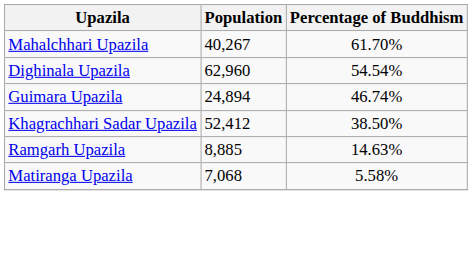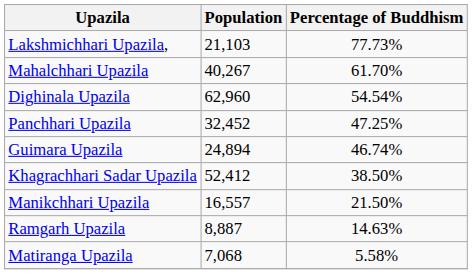+ row: (88, 44)
+ row: (70, 123)
+ row: (79, 202)
(223, 149) 8,885 -> (223, 228) 8,887
